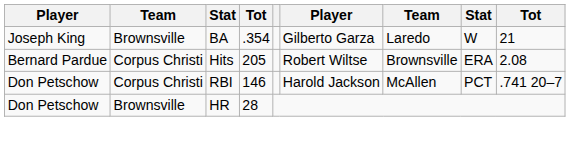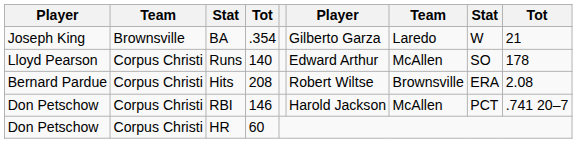+ row: (226, 60)
(254, 60) 205 -> (260, 82) 208
(149, 104) Brownsville -> (158, 127) Corpus Christi
(250, 104) 28 -> (256, 127) 60
